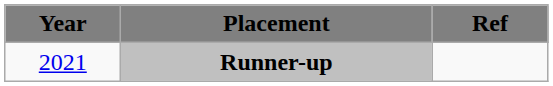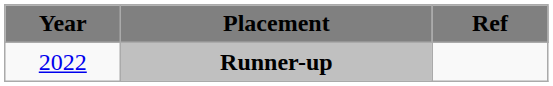(63, 61) 2021 -> (63, 61) 2022
